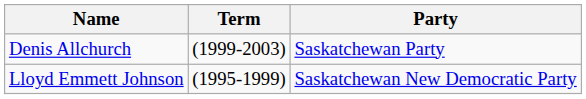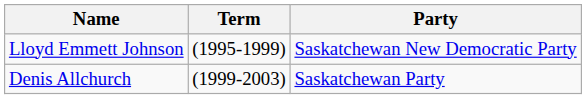rows swapped: (96, 78) <-> (70, 49)
